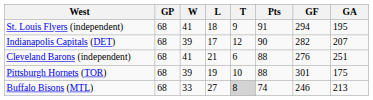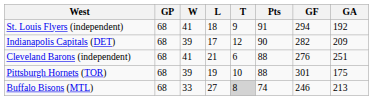(340, 27) 195 -> (340, 27) 192
(340, 42) 207 -> (340, 42) 209
